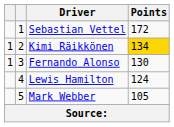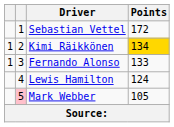(140, 63) 130 -> (140, 63) 133
(21, 97) no background -> (21, 97) pink background
